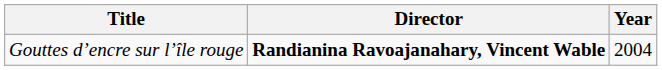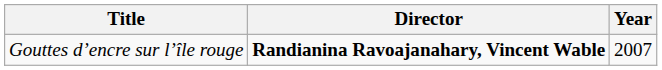(633, 49) 2004 -> (633, 49) 2007
